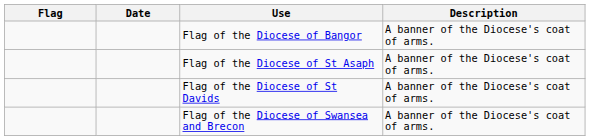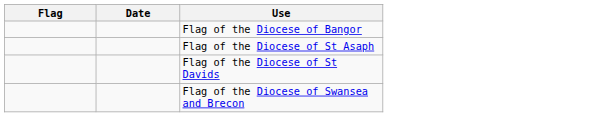- column: (484, 13)
